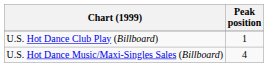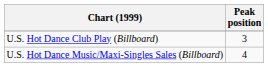(244, 39) 1 -> (244, 39) 3
